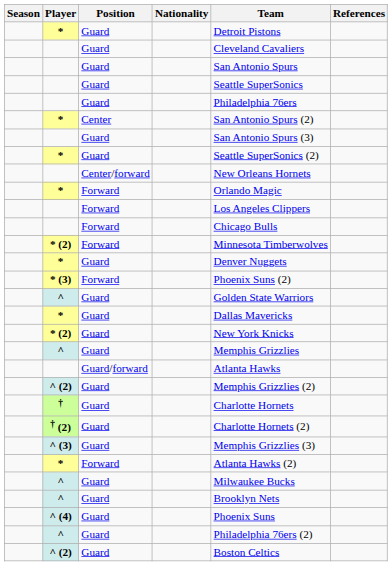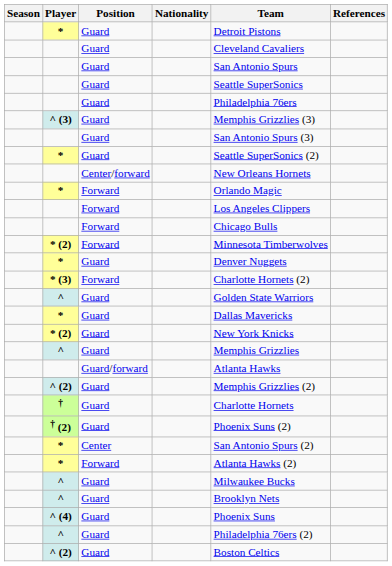rows swapped: (61, 119) <-> (61, 445)
(252, 279) Phoenix Suns (2) -> (262, 279) Charlotte Hornets (2)
(262, 426) Charlotte Hornets (2) -> (252, 426) Phoenix Suns (2)
